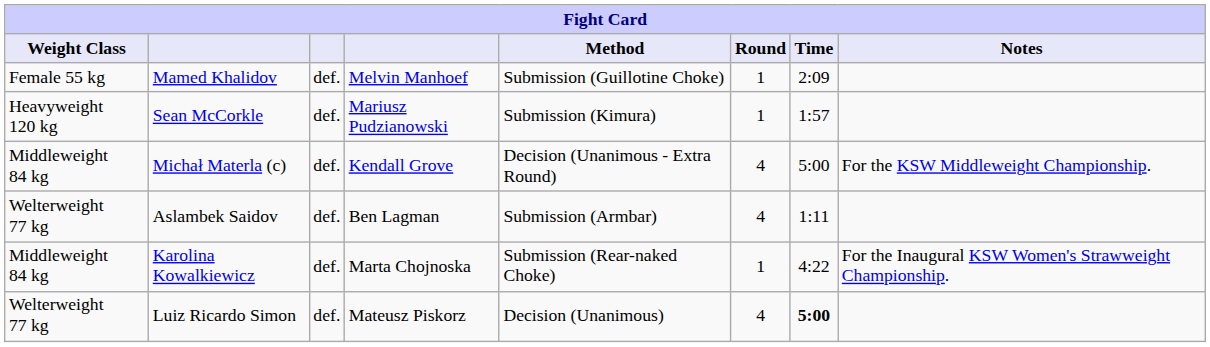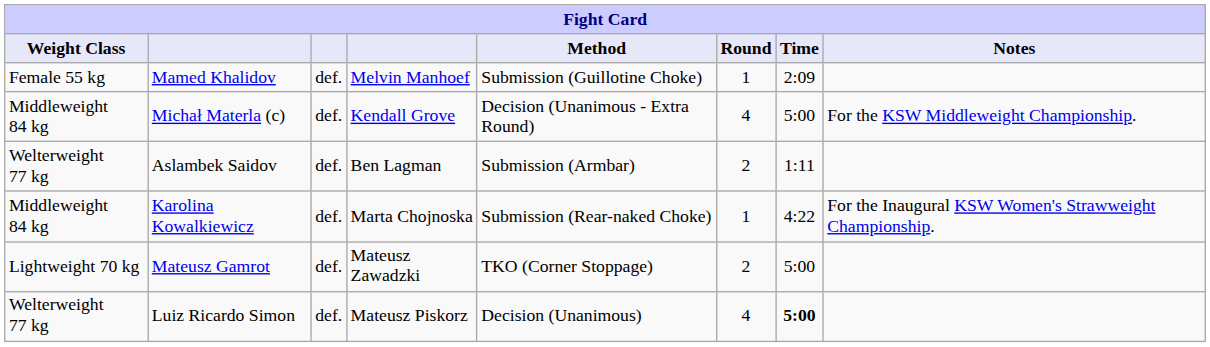- row: (208, 116)
(761, 216) 4 -> (746, 166) 2
+ row: (211, 265)
